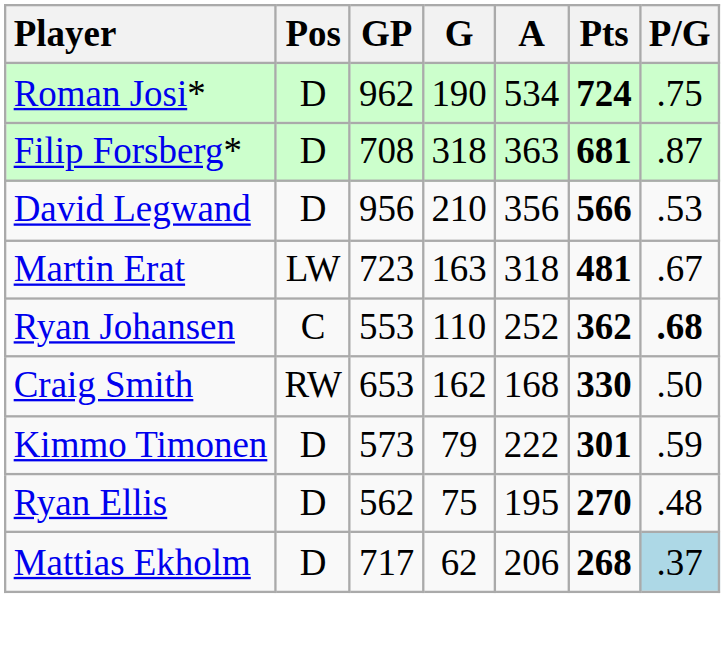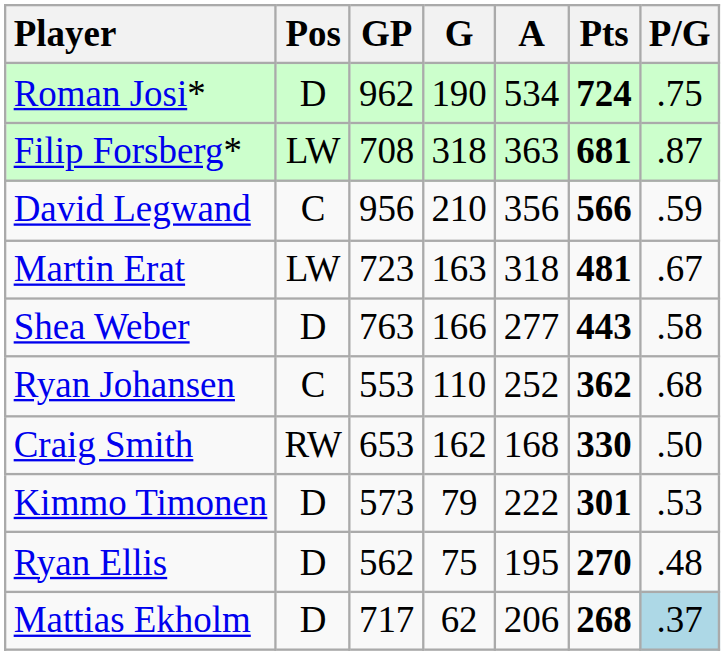(313, 151) D -> (313, 151) LW
(313, 209) D -> (313, 209) C
(680, 209) .53 -> (680, 209) .59
+ row: (102, 326)
(680, 326) bold -> (680, 385) normal
(680, 444) .59 -> (680, 502) .53
